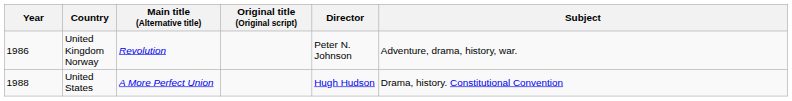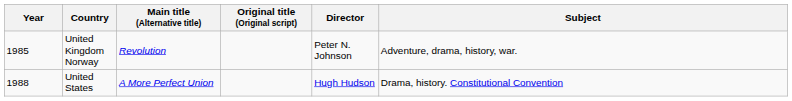(18, 50) 1986 -> (18, 50) 1985
